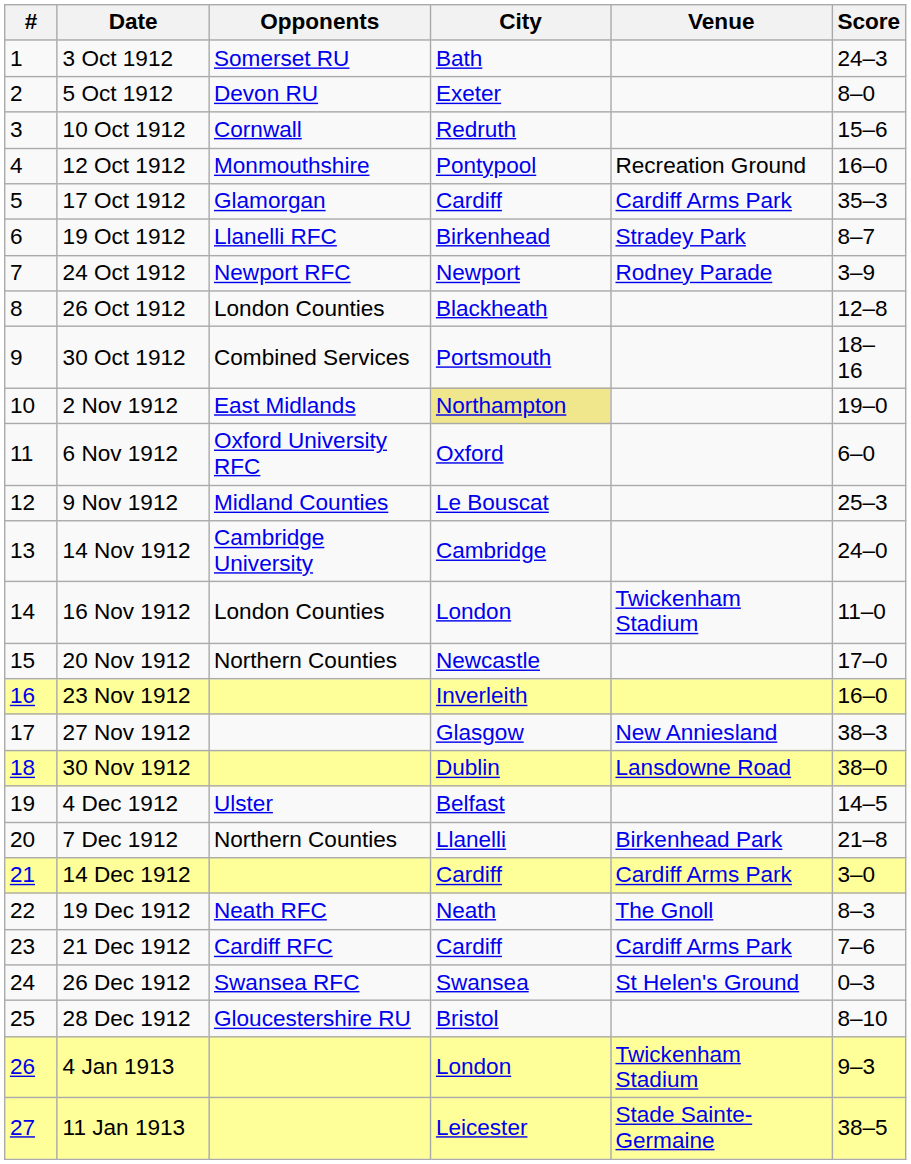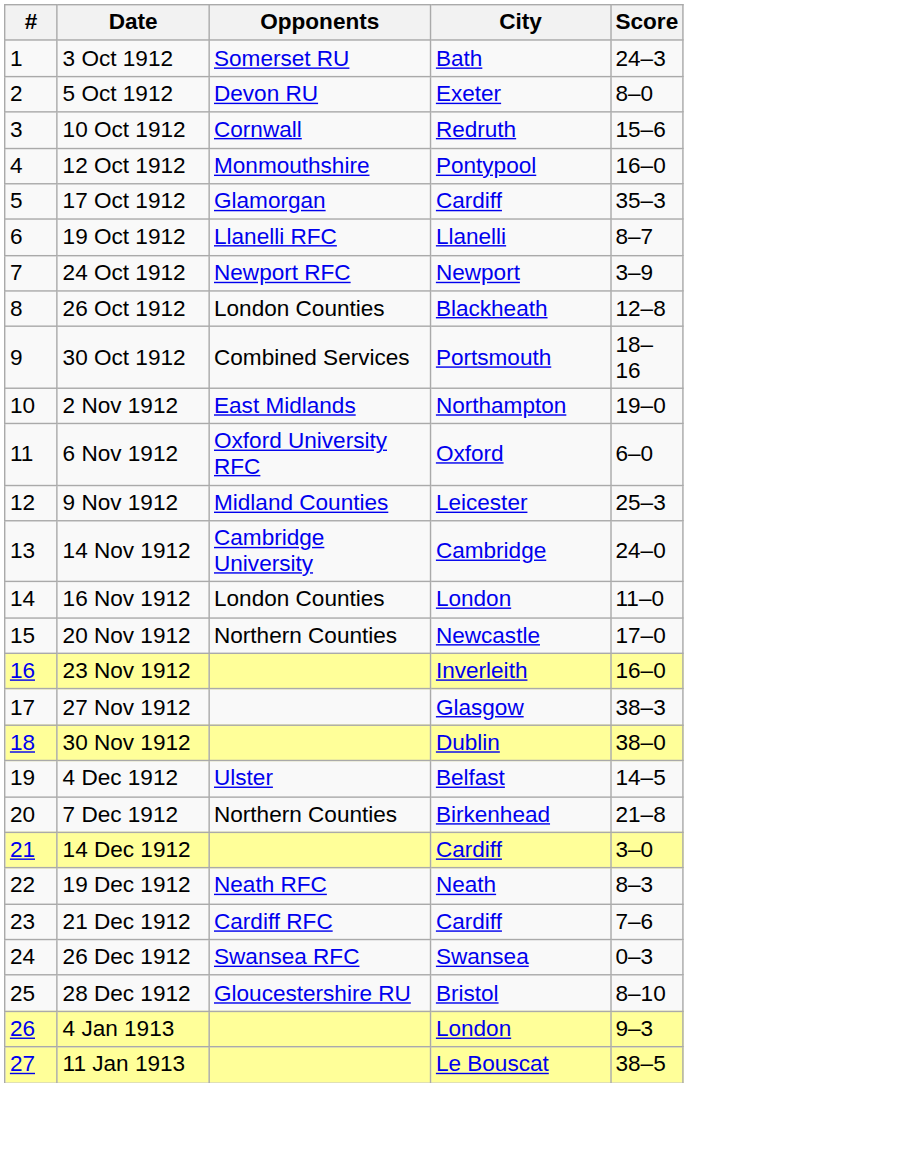- column: (721, 22)
(493, 237) Birkenhead -> (471, 237) Llanelli
(501, 405) khaki background -> (501, 405) no background
(492, 502) Le Bouscat -> (482, 502) Leicester
(471, 839) Llanelli -> (493, 814) Birkenhead
(482, 1128) Leicester -> (492, 1064) Le Bouscat
